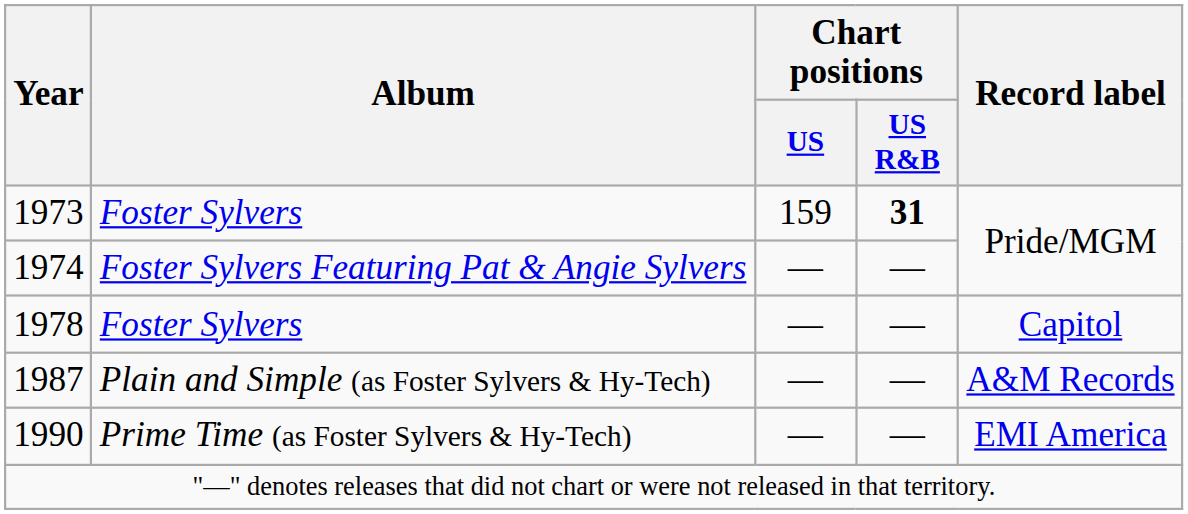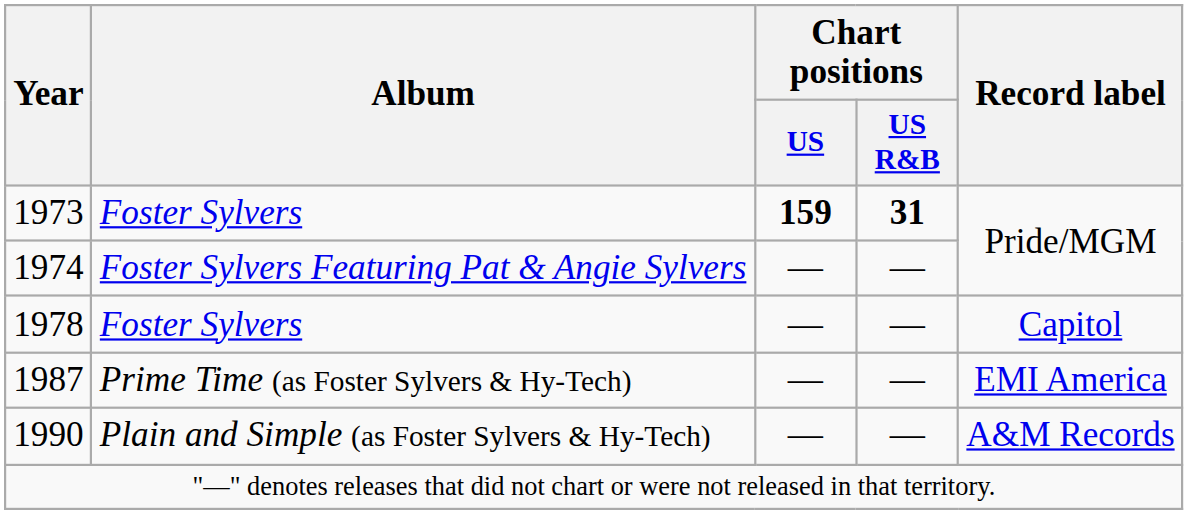(805, 212) normal -> (805, 212) bold
(405, 379) Plain and Simple (as Foster Sylvers & Hy-Tech) -> (366, 379) Prime Time (as Foster Sylvers & Hy-Tech)
(1070, 379) A&M Records -> (1070, 379) EMI America
(366, 435) Prime Time (as Foster Sylvers & Hy-Tech) -> (405, 435) Plain and Simple (as Foster Sylvers & Hy-Tech)
(1070, 435) EMI America -> (1070, 435) A&M Records
